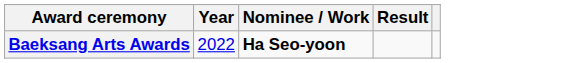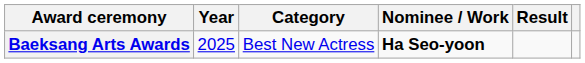+ column: (309, 17)
(216, 44) 2022 -> (216, 44) 2025
